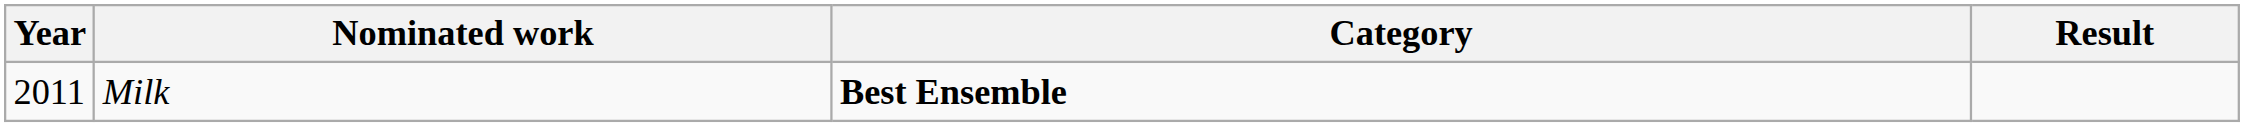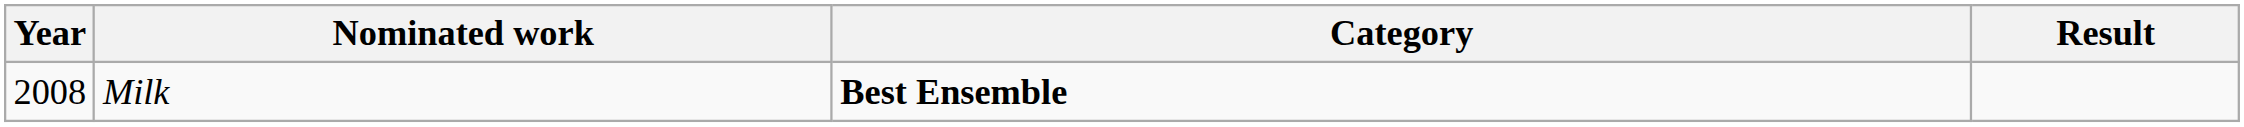(49, 90) 2011 -> (50, 90) 2008
